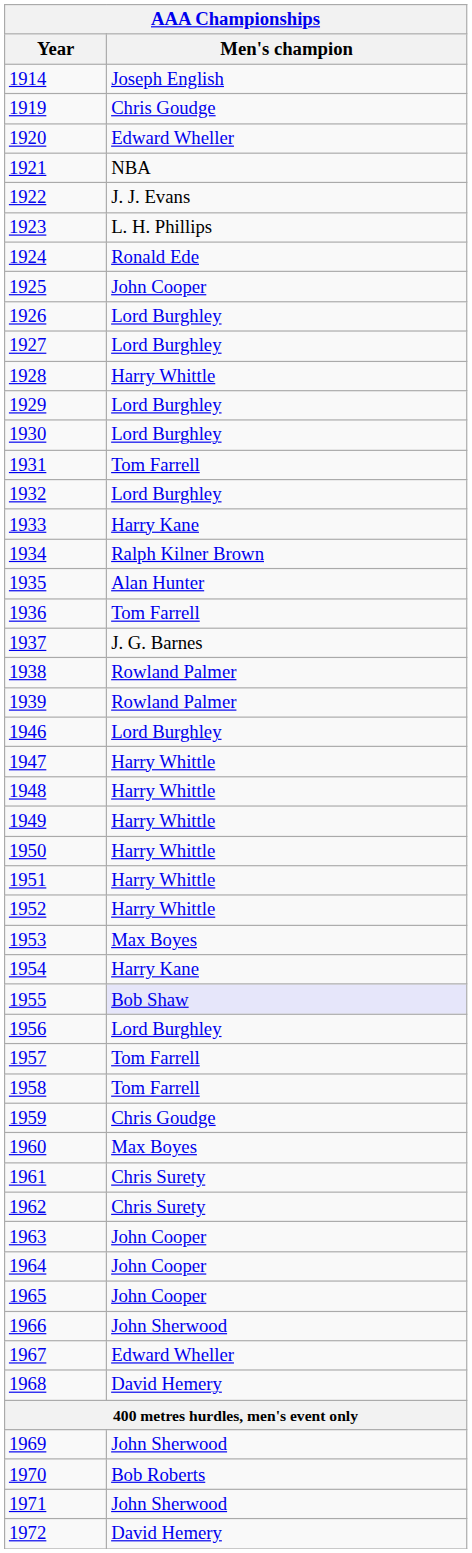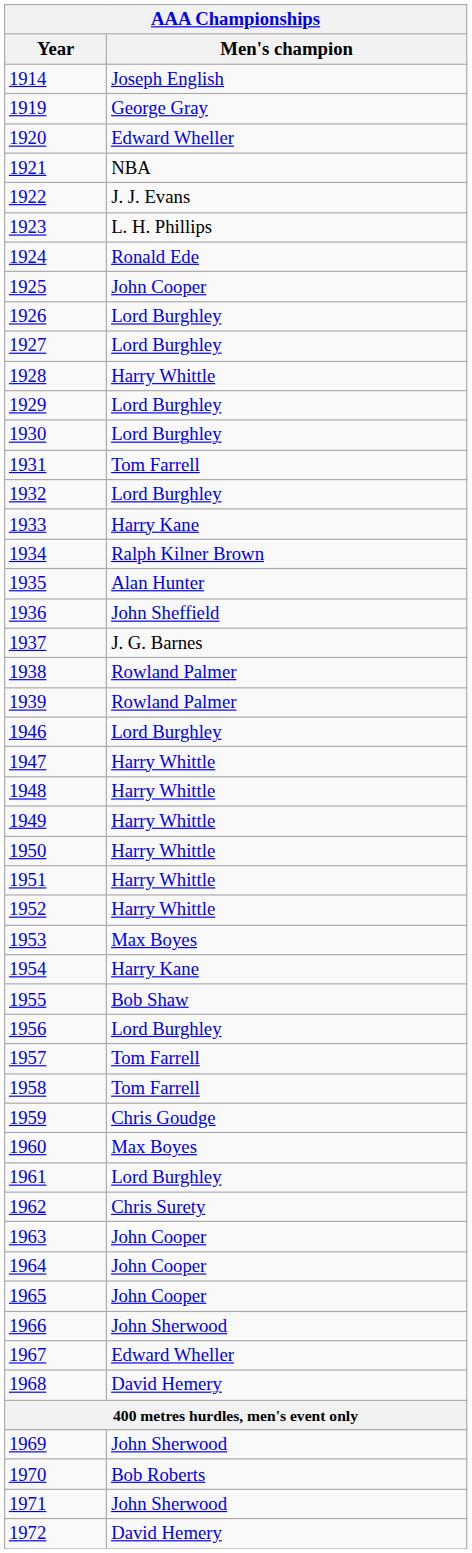(163, 108) Chris Goudge -> (160, 108) George Gray
(155, 613) Tom Farrell -> (165, 613) John Sheffield
(150, 999) lavender background -> (150, 999) no background
(158, 1177) Chris Surety -> (166, 1177) Lord Burghley
